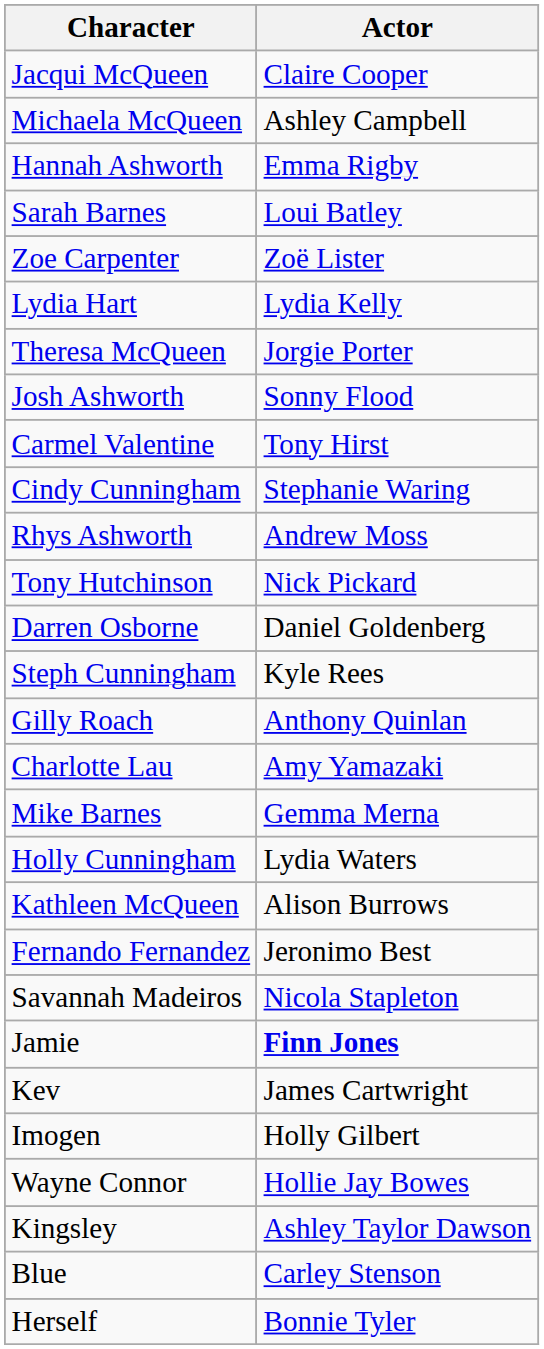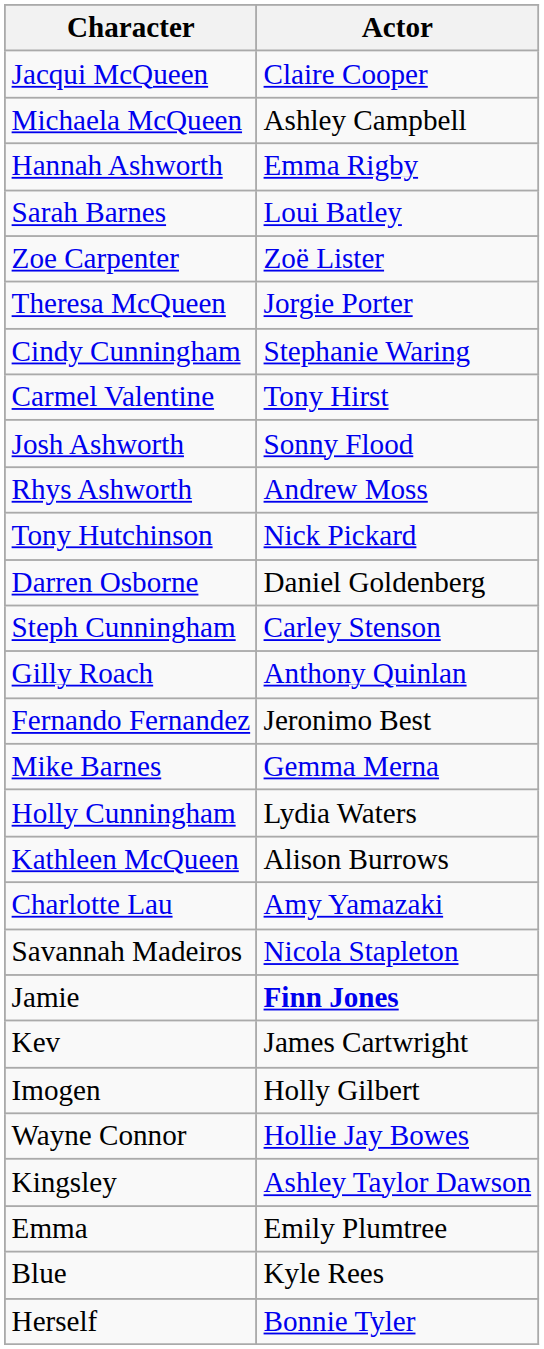- row: (74, 304)
rows swapped: (126, 489) <-> (98, 397)
(324, 674) Kyle Rees -> (352, 627) Carley Stenson
rows swapped: (131, 951) <-> (92, 766)
+ row: (50, 1228)
(352, 1274) Carley Stenson -> (324, 1274) Kyle Rees
